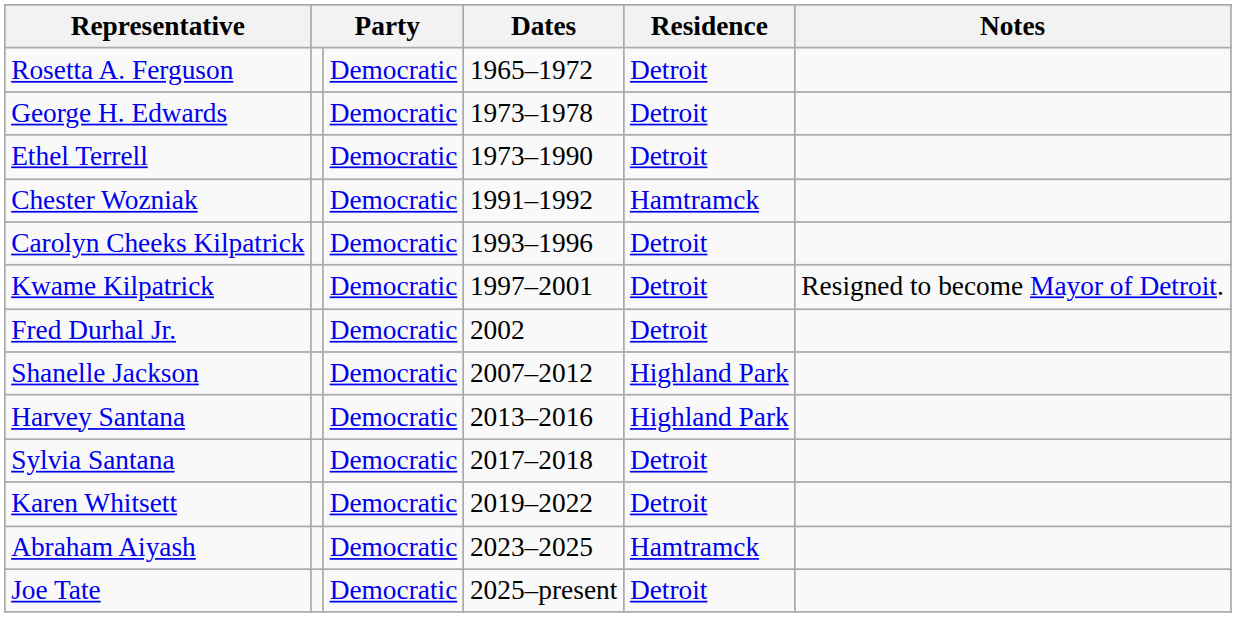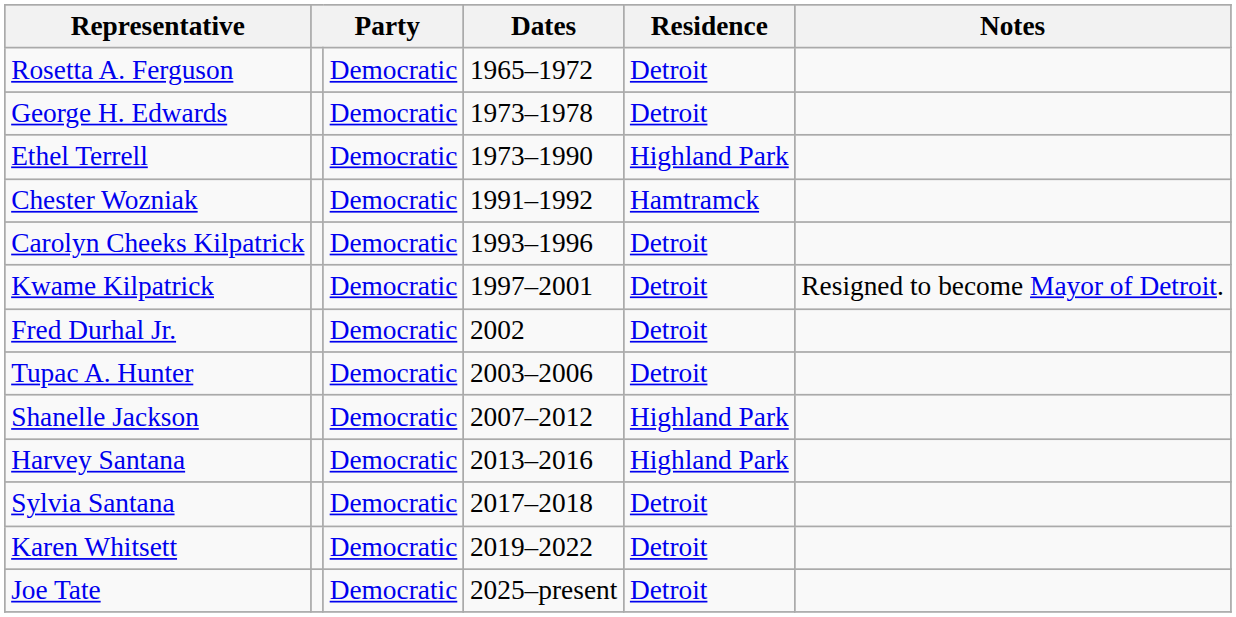(669, 156) Detroit -> (709, 156) Highland Park
+ row: (102, 373)
- row: (103, 546)
